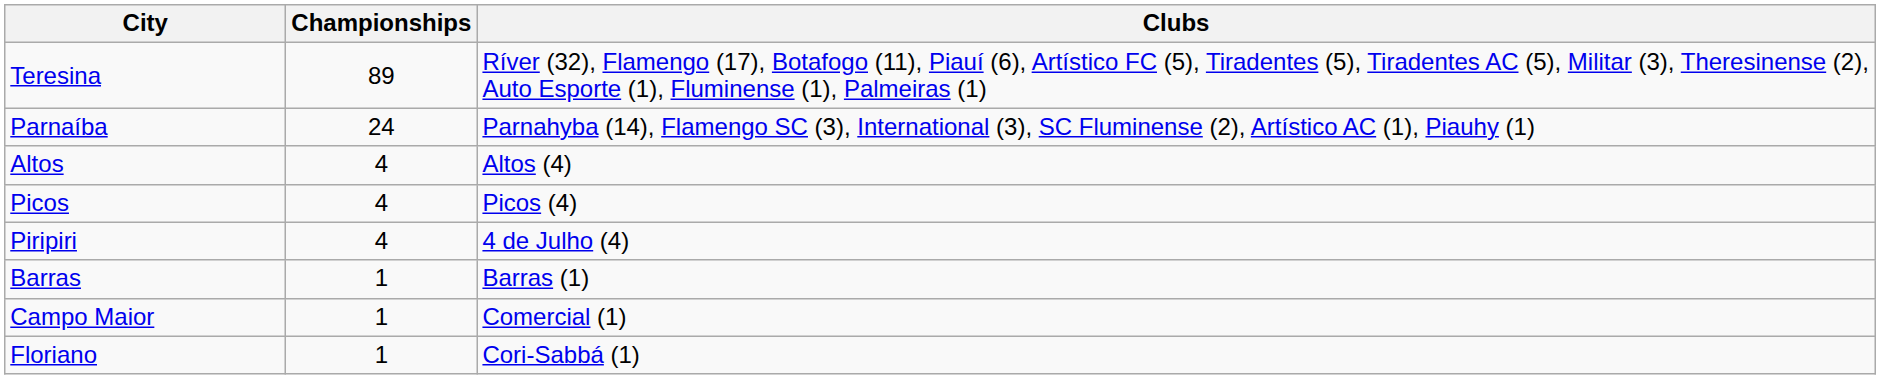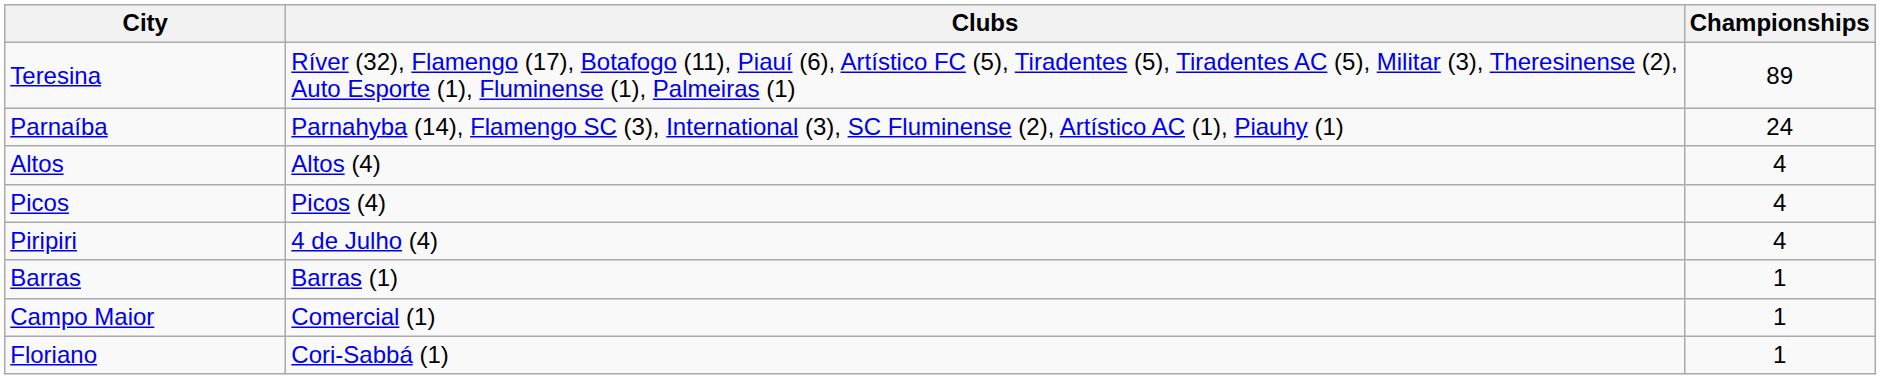columns swapped: (381, 23) <-> (1176, 23)
